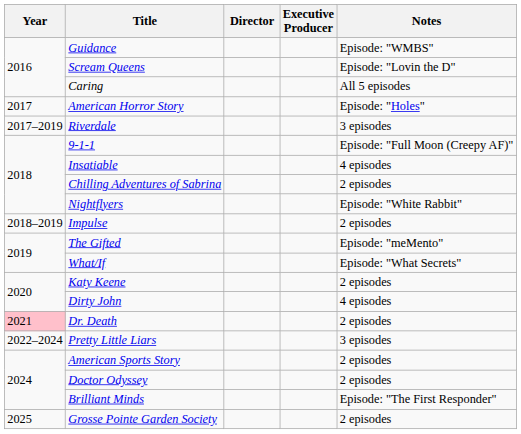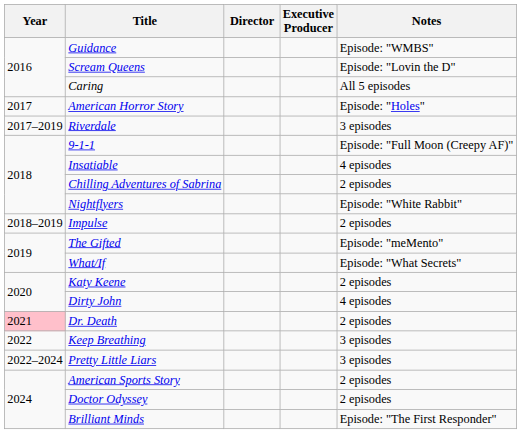+ row: (107, 340)
- row: (143, 418)
